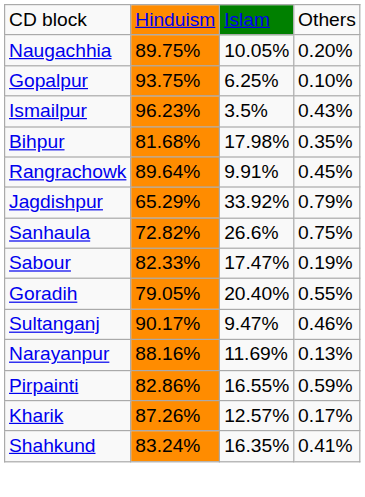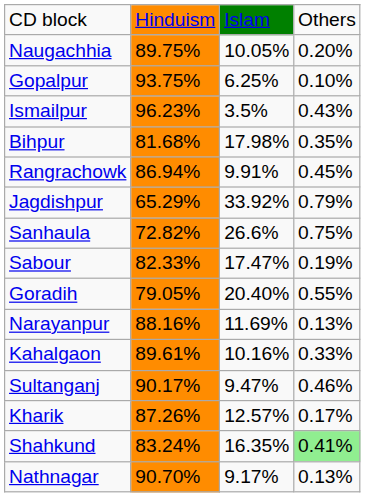(168, 171) 89.64% -> (168, 171) 86.94%
rows swapped: (59, 354) <-> (54, 324)
+ row: (55, 354)
- row: (44, 385)
(325, 446) no background -> (325, 446) lightgreen background
+ row: (54, 476)
